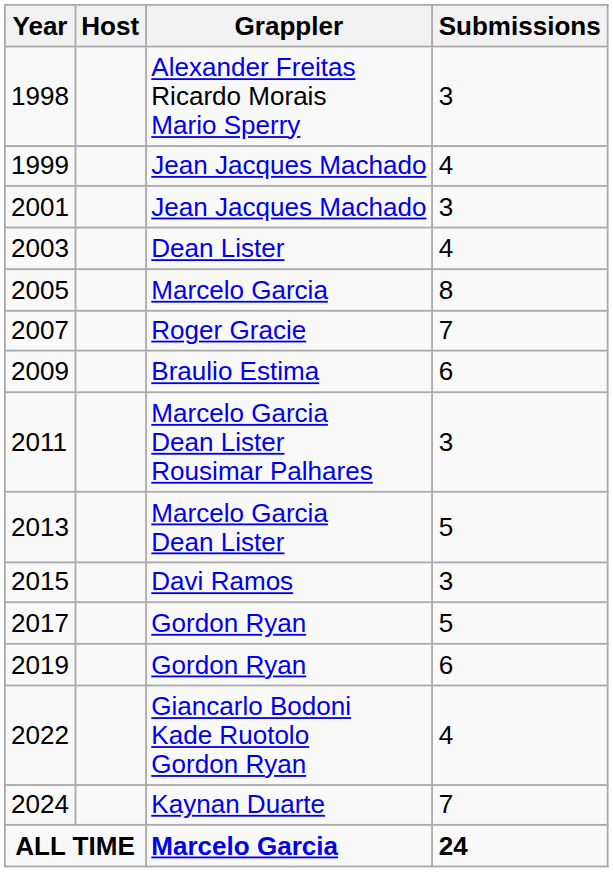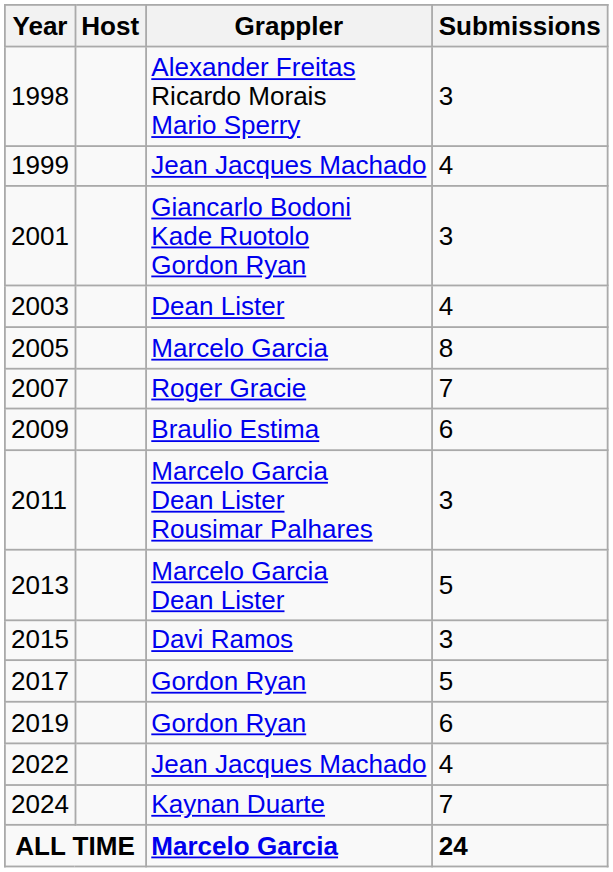(289, 207) Jean Jacques Machado -> (251, 236) Giancarlo Bodoni Kade Ruotolo Gordon Ryan
(251, 735) Giancarlo Bodoni Kade Ruotolo Gordon Ryan -> (289, 764) Jean Jacques Machado
